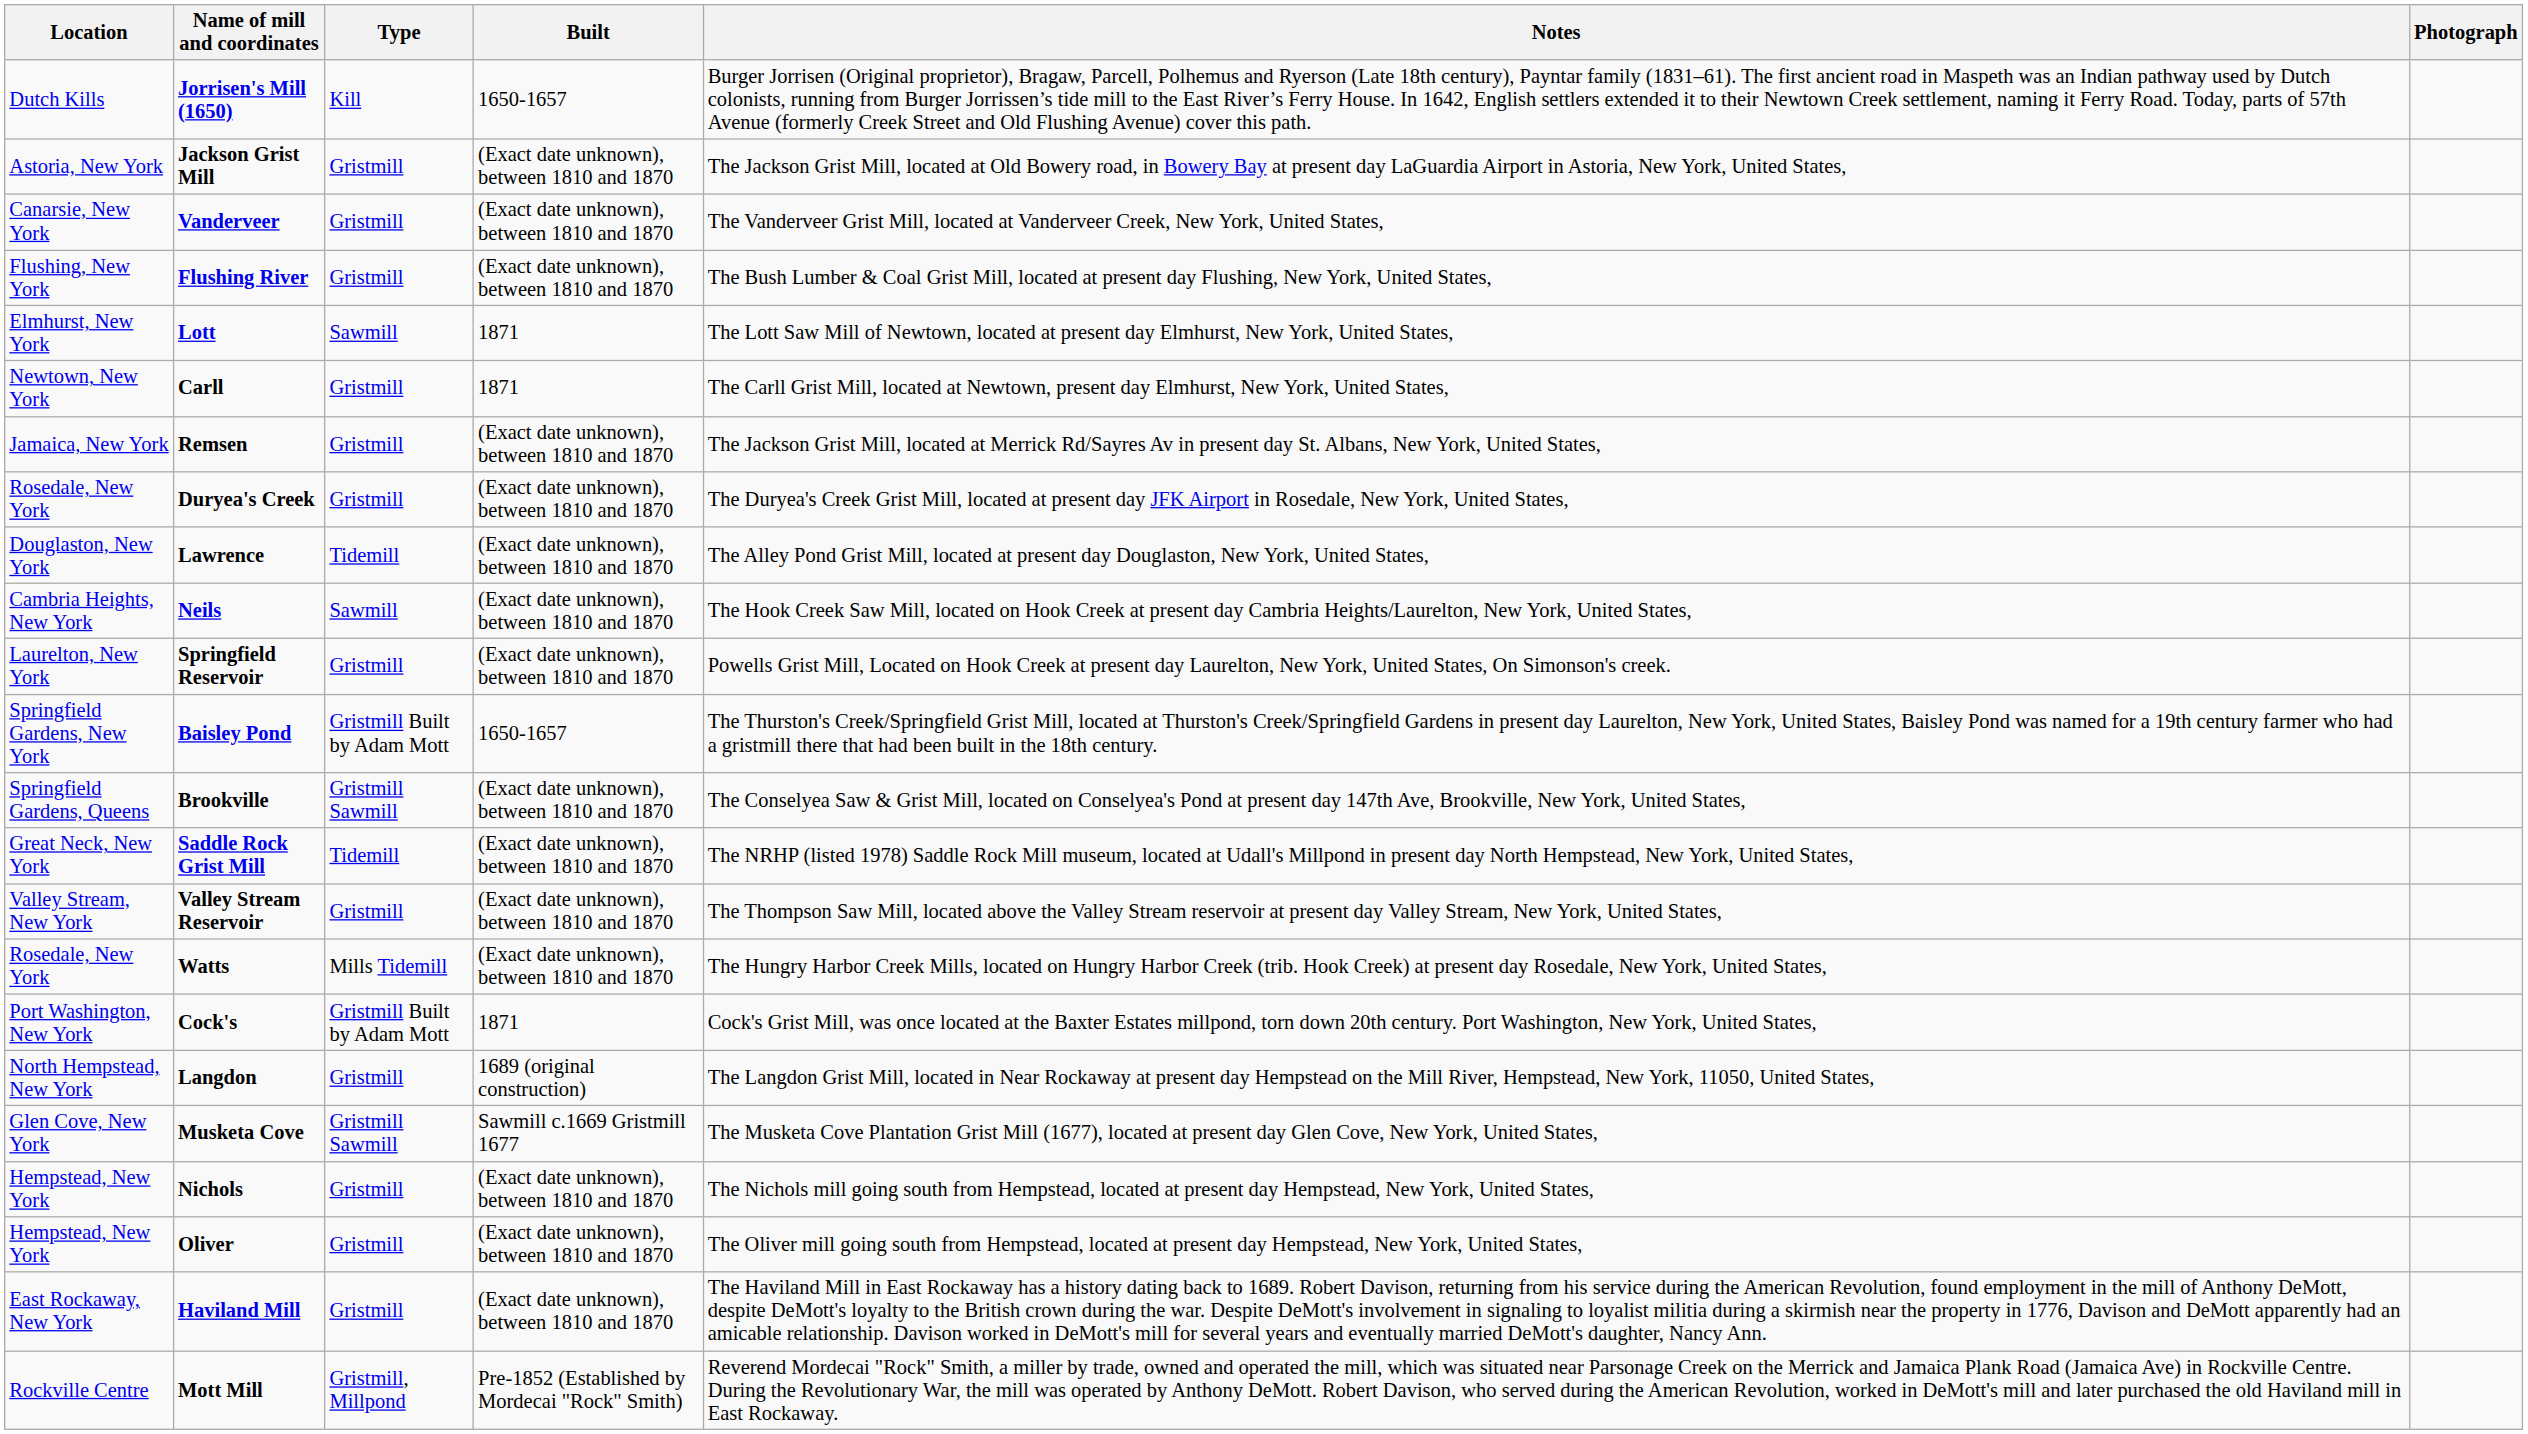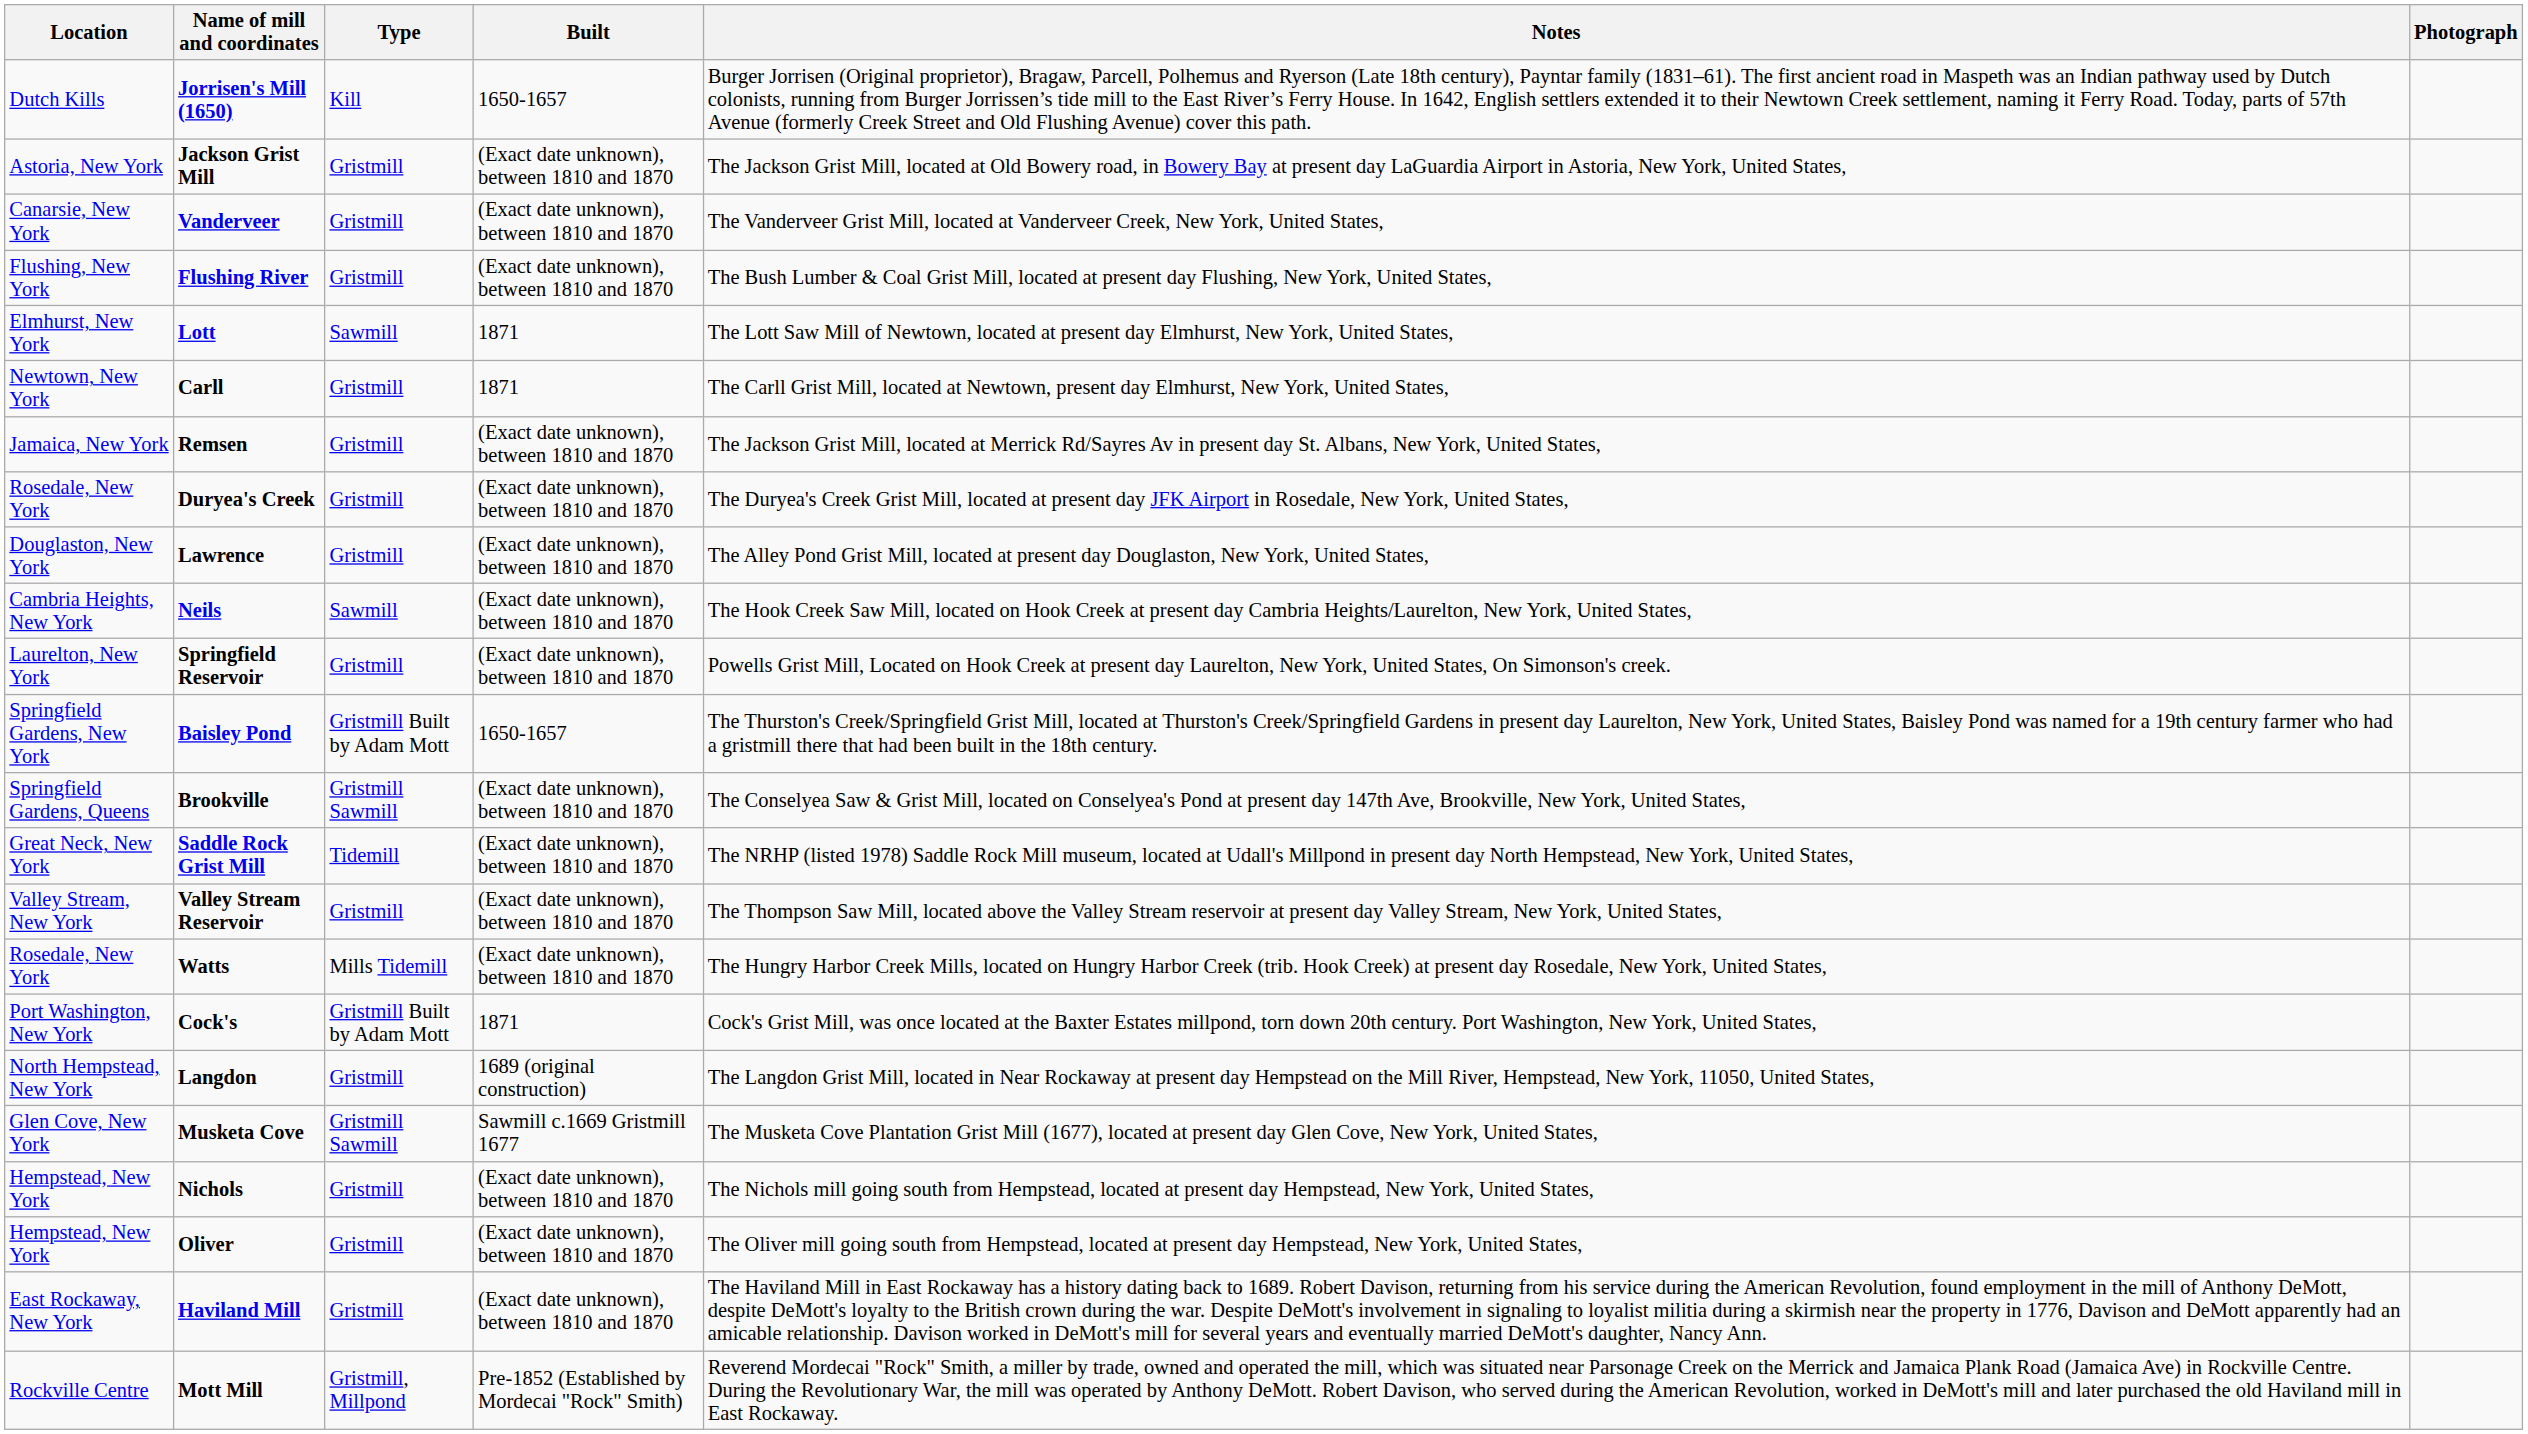(364, 554) Tidemill -> (366, 554) Gristmill
